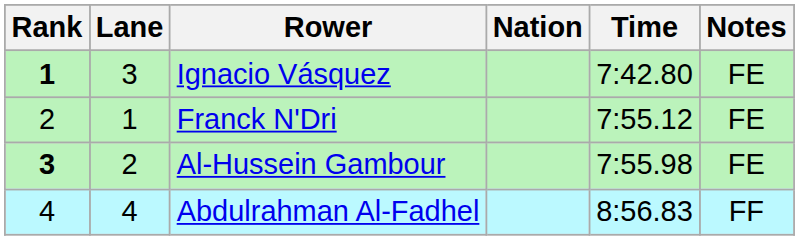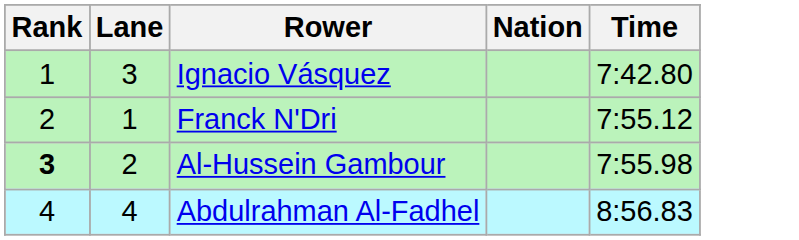- column: (746, 27)
(47, 73) bold -> (47, 73) normal
